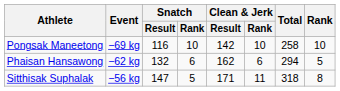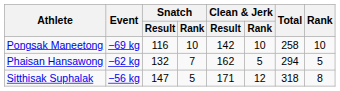(192, 62) 6 -> (192, 62) 7
(260, 62) 6 -> (260, 62) 5
(260, 79) 11 -> (260, 79) 12
